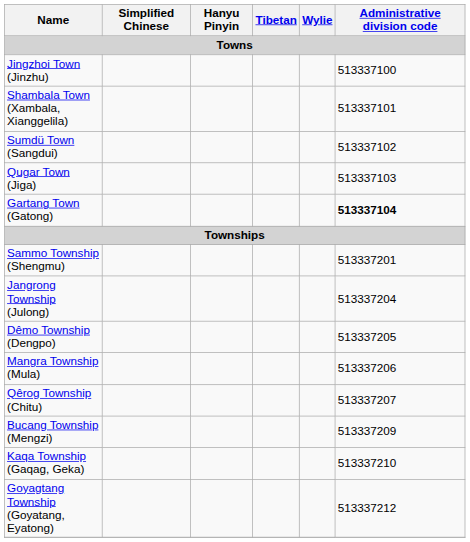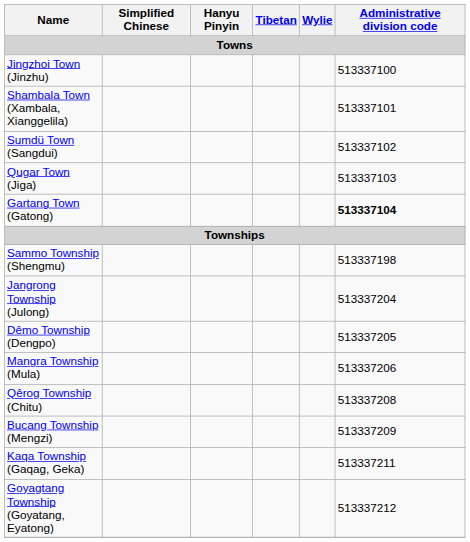(367, 260) 513337201 -> (367, 260) 513337198
(367, 400) 513337207 -> (367, 400) 513337208
(367, 463) 513337210 -> (367, 463) 513337211
